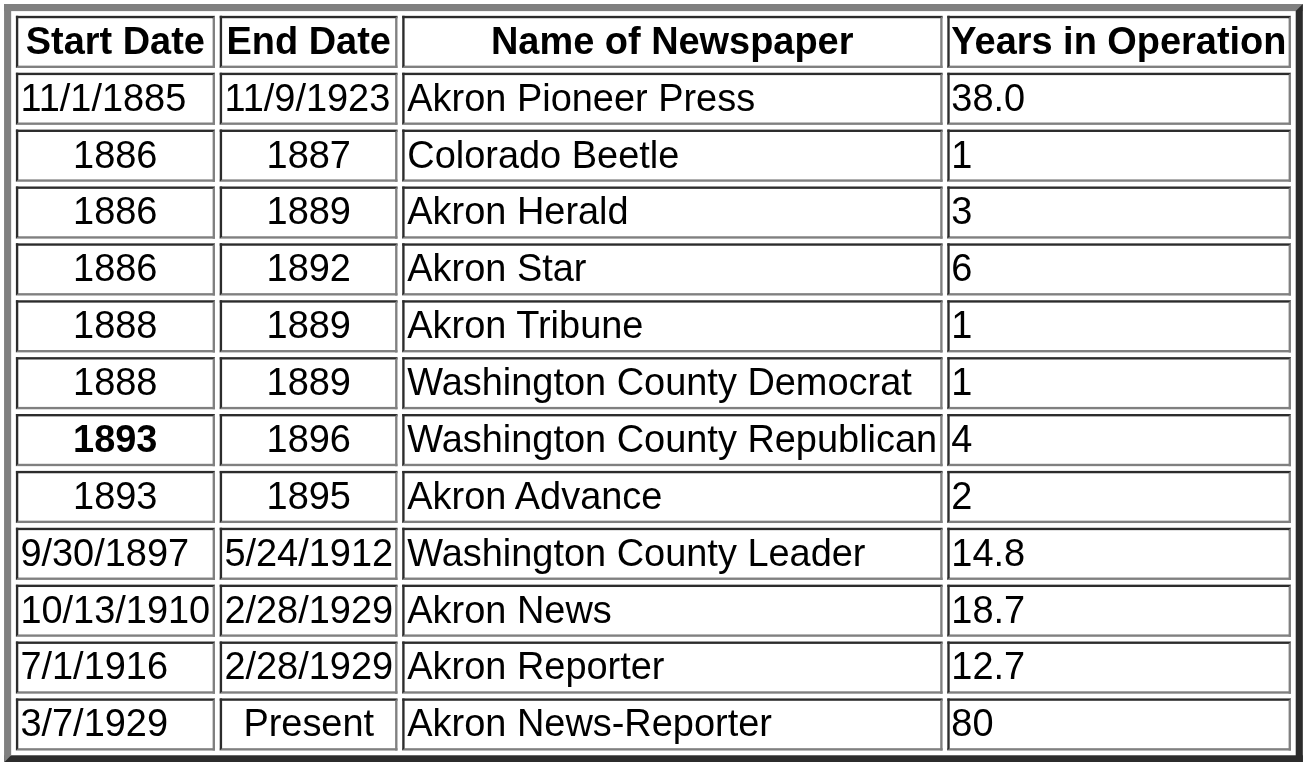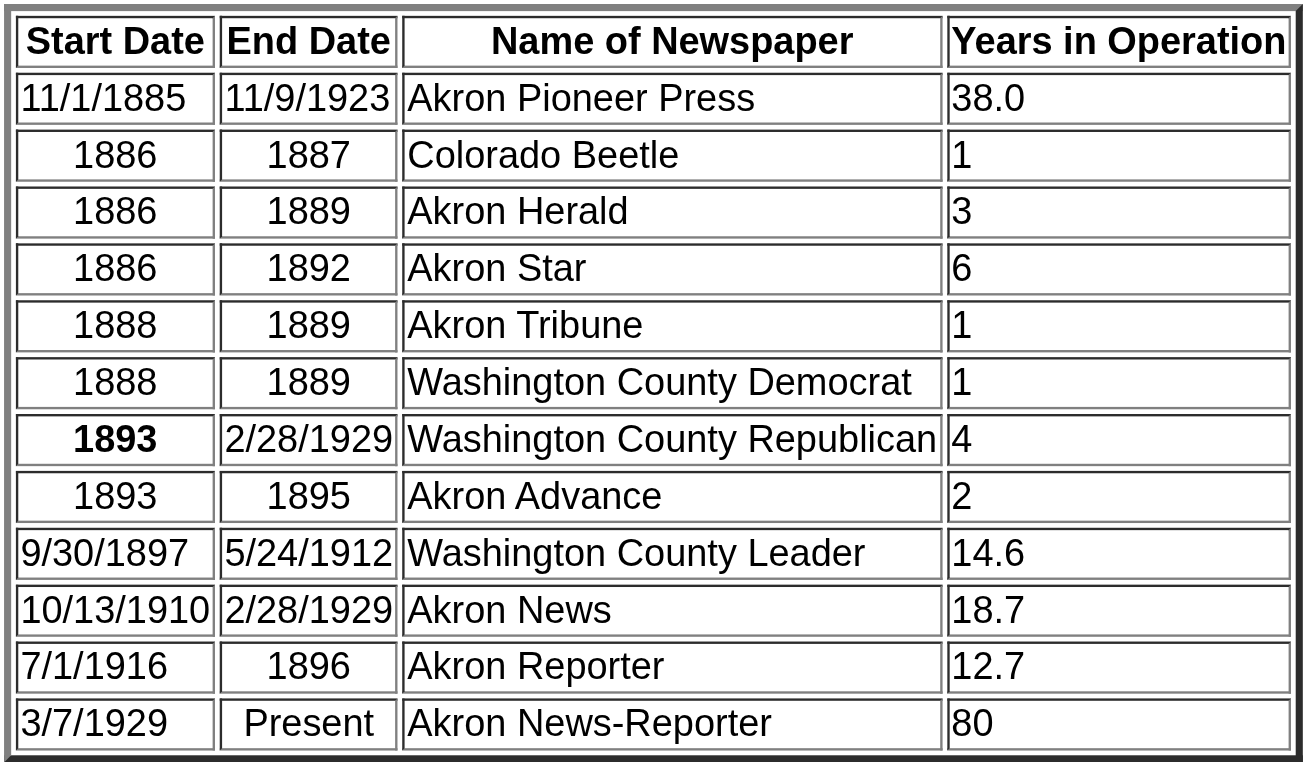(309, 439) 1896 -> (309, 439) 2/28/1929
(988, 553) 14.8 -> (988, 553) 14.6
(309, 666) 2/28/1929 -> (309, 666) 1896
